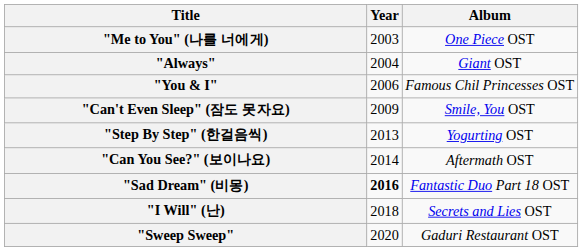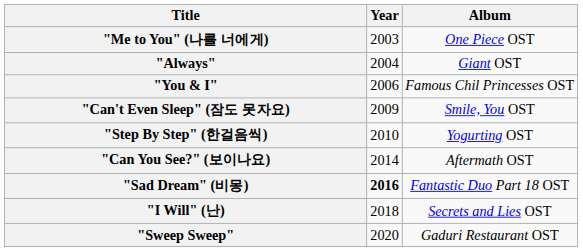(385, 135) 2013 -> (385, 135) 2010
